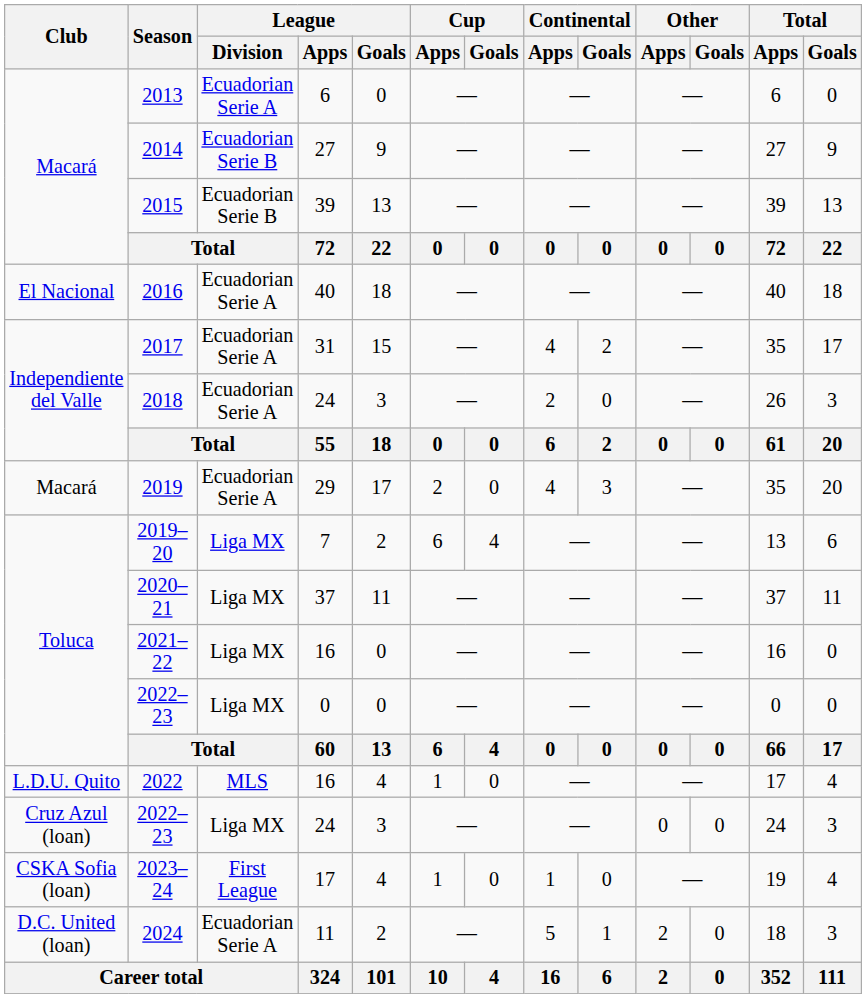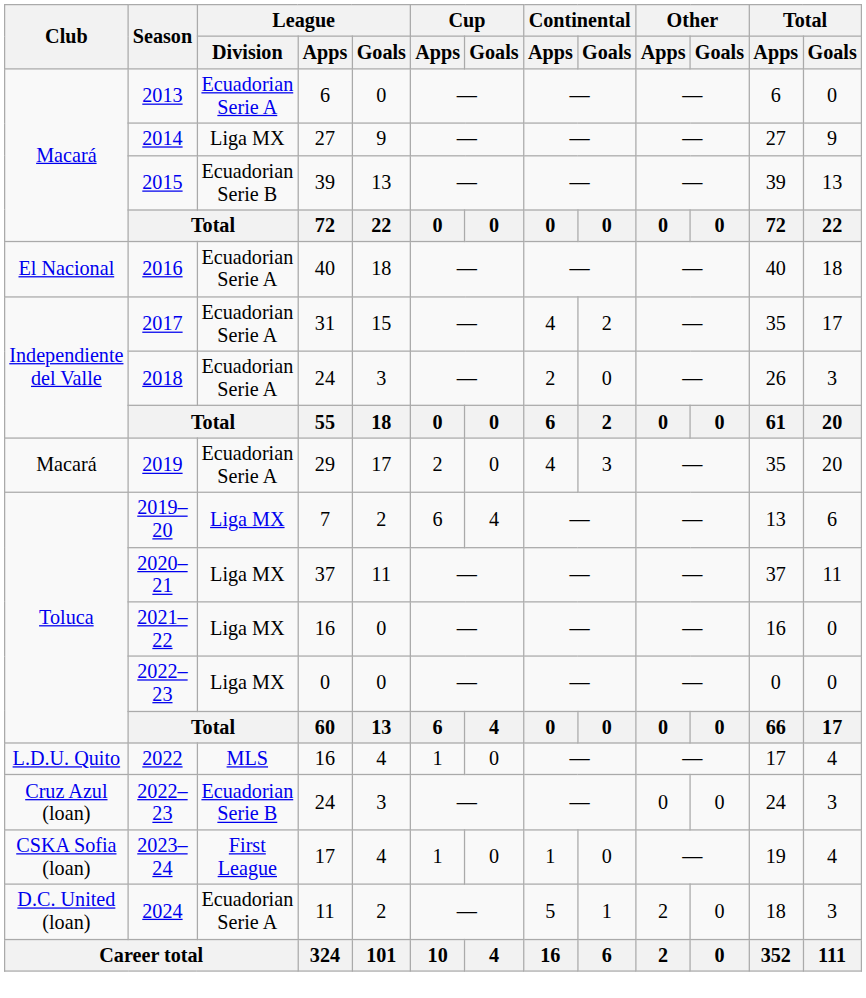(247, 150) Ecuadorian Serie B -> (247, 139) Liga MX
(247, 824) Liga MX -> (247, 802) Ecuadorian Serie B
